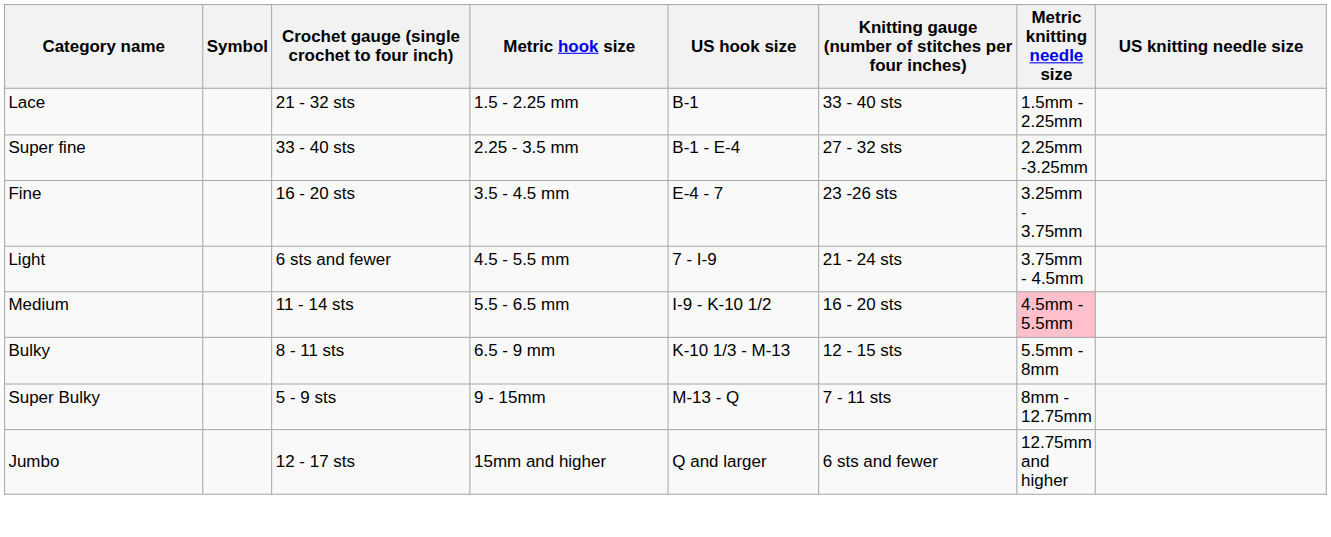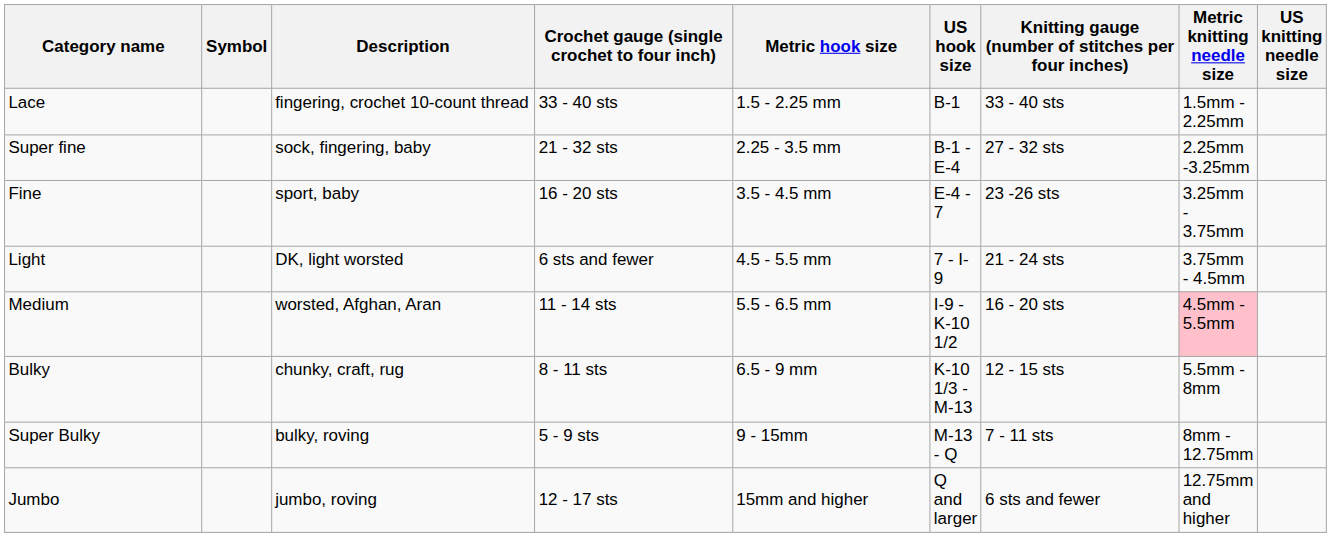+ column: (403, 46)
(315, 102) 21 - 32 sts -> (578, 102) 33 - 40 sts
(315, 148) 33 - 40 sts -> (578, 148) 21 - 32 sts
